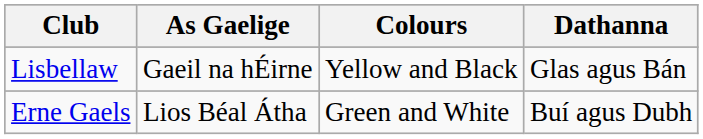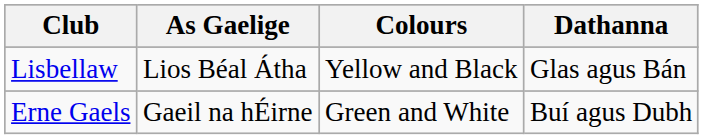(228, 68) Gaeil na hÉirne -> (225, 68) Lios Béal Átha
(225, 111) Lios Béal Átha -> (228, 111) Gaeil na hÉirne
